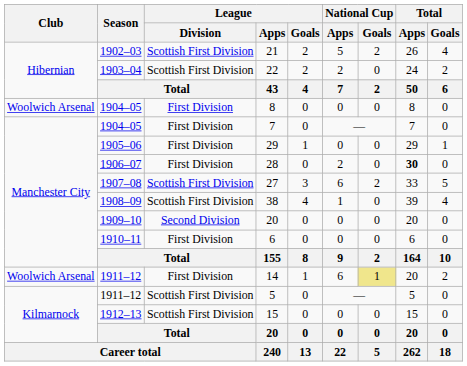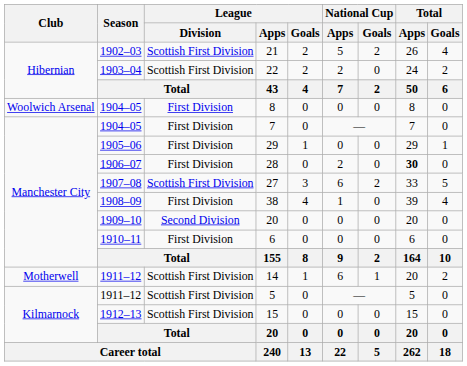(200, 201) Scottish First Division -> (200, 201) First Division
(51, 276) Woolwich Arsenal -> (51, 276) Motherwell
(200, 276) First Division -> (200, 276) Scottish First Division
(377, 276) khaki background -> (377, 276) no background
